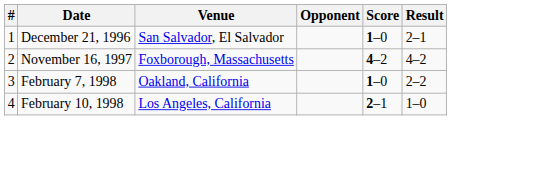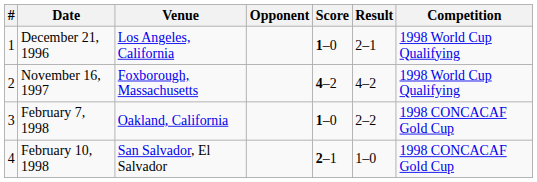+ column: (464, 15)
(211, 37) San Salvador, El Salvador -> (154, 45) Los Angeles, California
(205, 103) Los Angeles, California -> (164, 158) San Salvador, El Salvador
